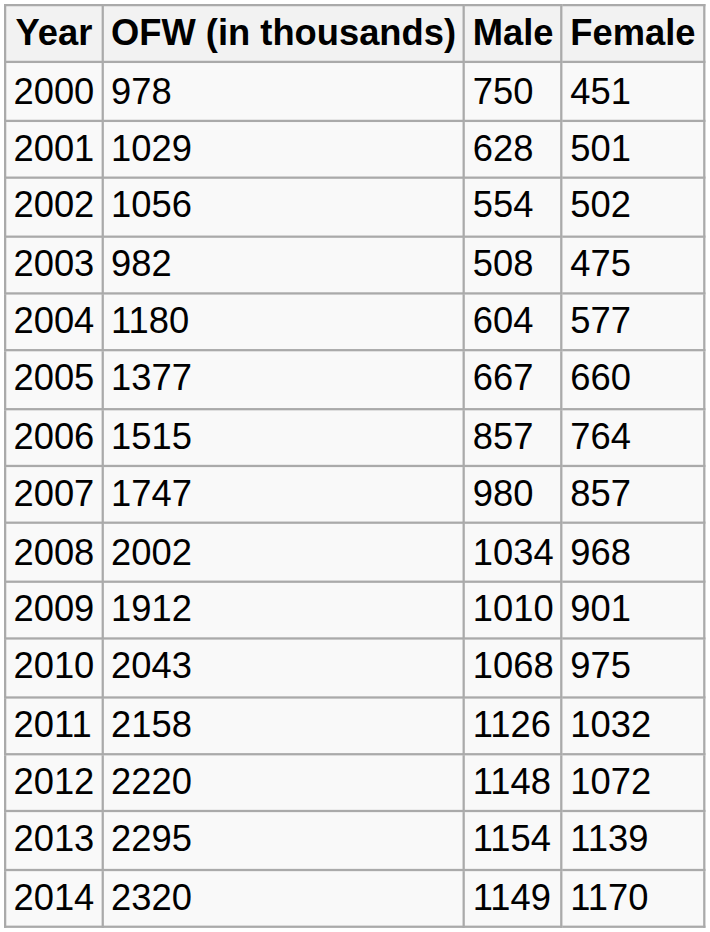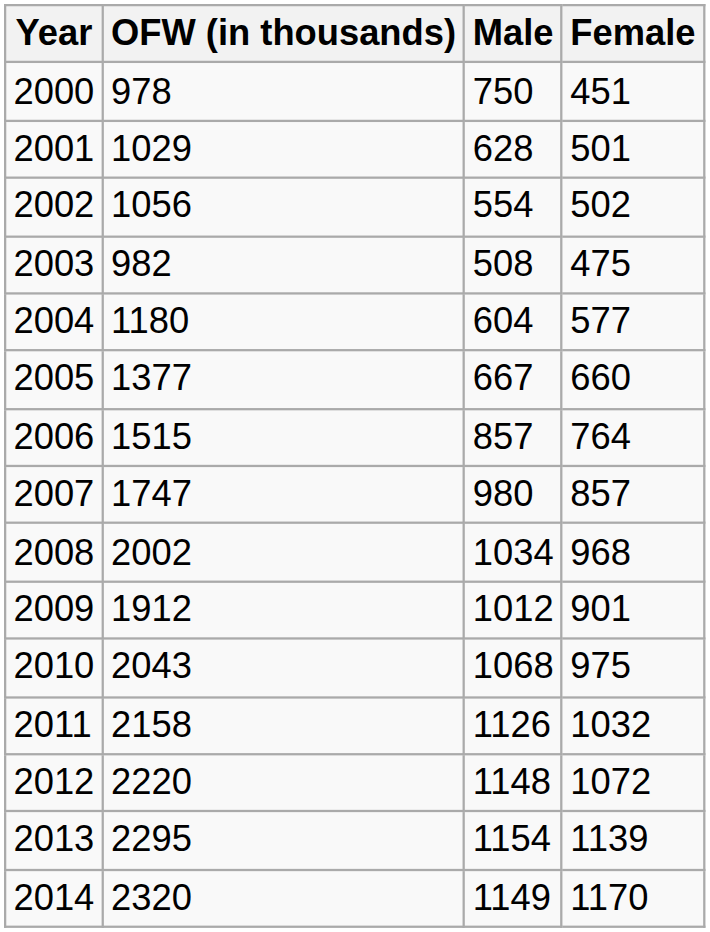(513, 609) 1010 -> (513, 609) 1012
